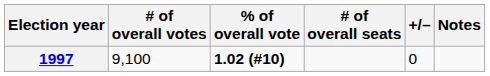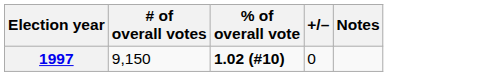- column: (354, 25)
(131, 58) 9,100 -> (131, 58) 9,150
